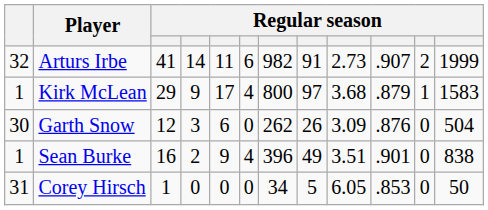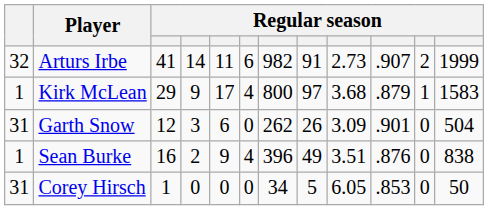(19, 124) 30 -> (19, 124) 31
(393, 124) .876 -> (393, 124) .901
(393, 156) .901 -> (393, 156) .876
